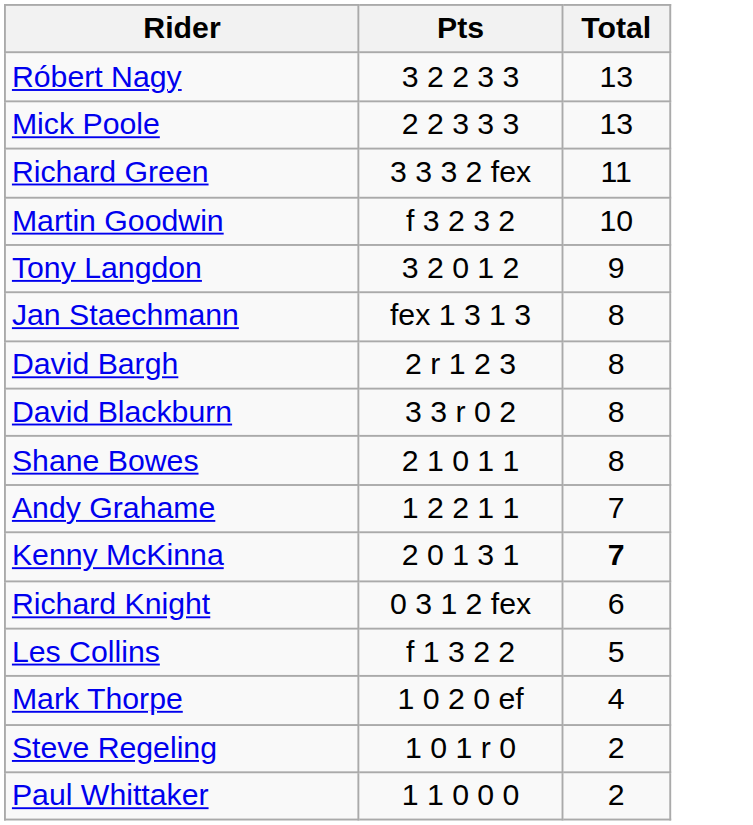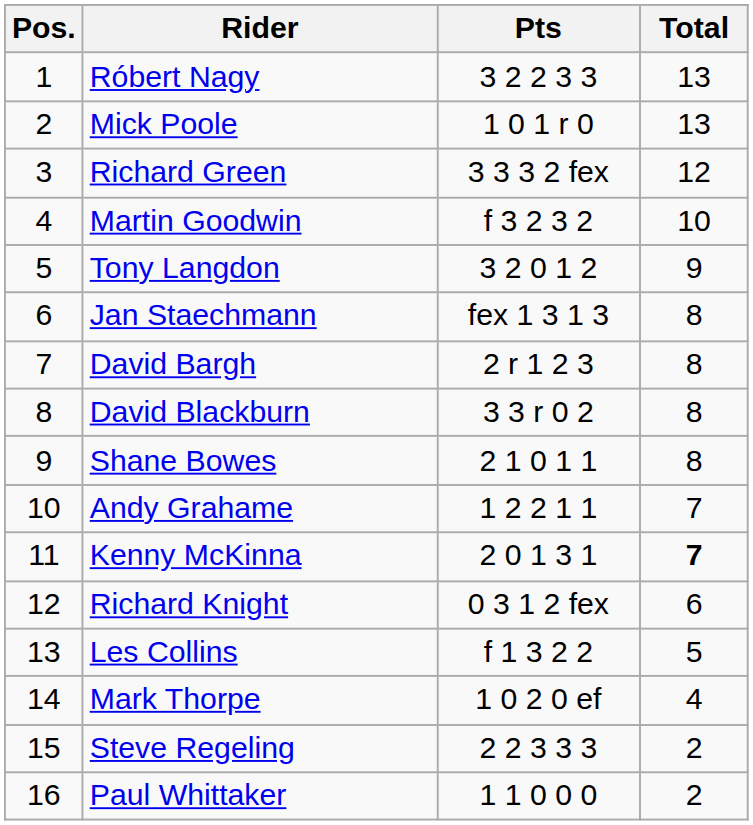+ column: (44, 28)
(461, 124) 2 2 3 3 3 -> (538, 124) 1 0 1 r 0
(616, 172) 11 -> (694, 172) 12
(461, 747) 1 0 1 r 0 -> (538, 747) 2 2 3 3 3
